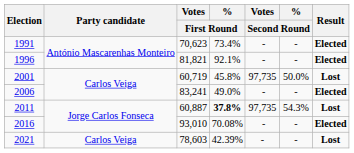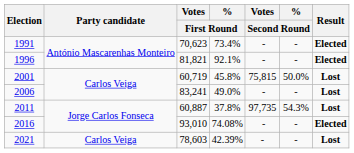(262, 76) 97,735 -> (262, 76) 75,815
(331, 92) Elected -> (331, 92) Lost
(227, 108) bold -> (227, 108) normal
(227, 124) 70.08% -> (227, 124) 74.08%
